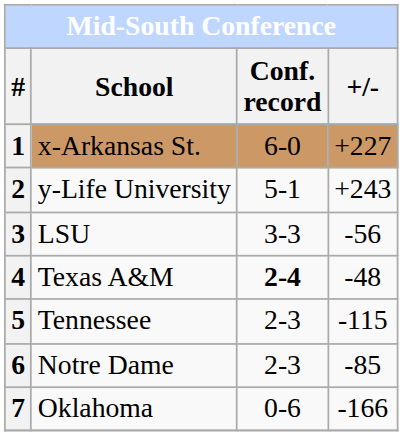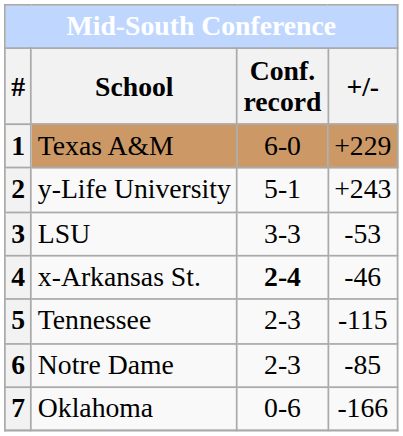(119, 145) x-Arkansas St. -> (106, 145) Texas A&M
(363, 145) +227 -> (363, 145) +229
(363, 233) -56 -> (363, 233) -53
(106, 277) Texas A&M -> (119, 277) x-Arkansas St.
(363, 277) -48 -> (363, 277) -46
